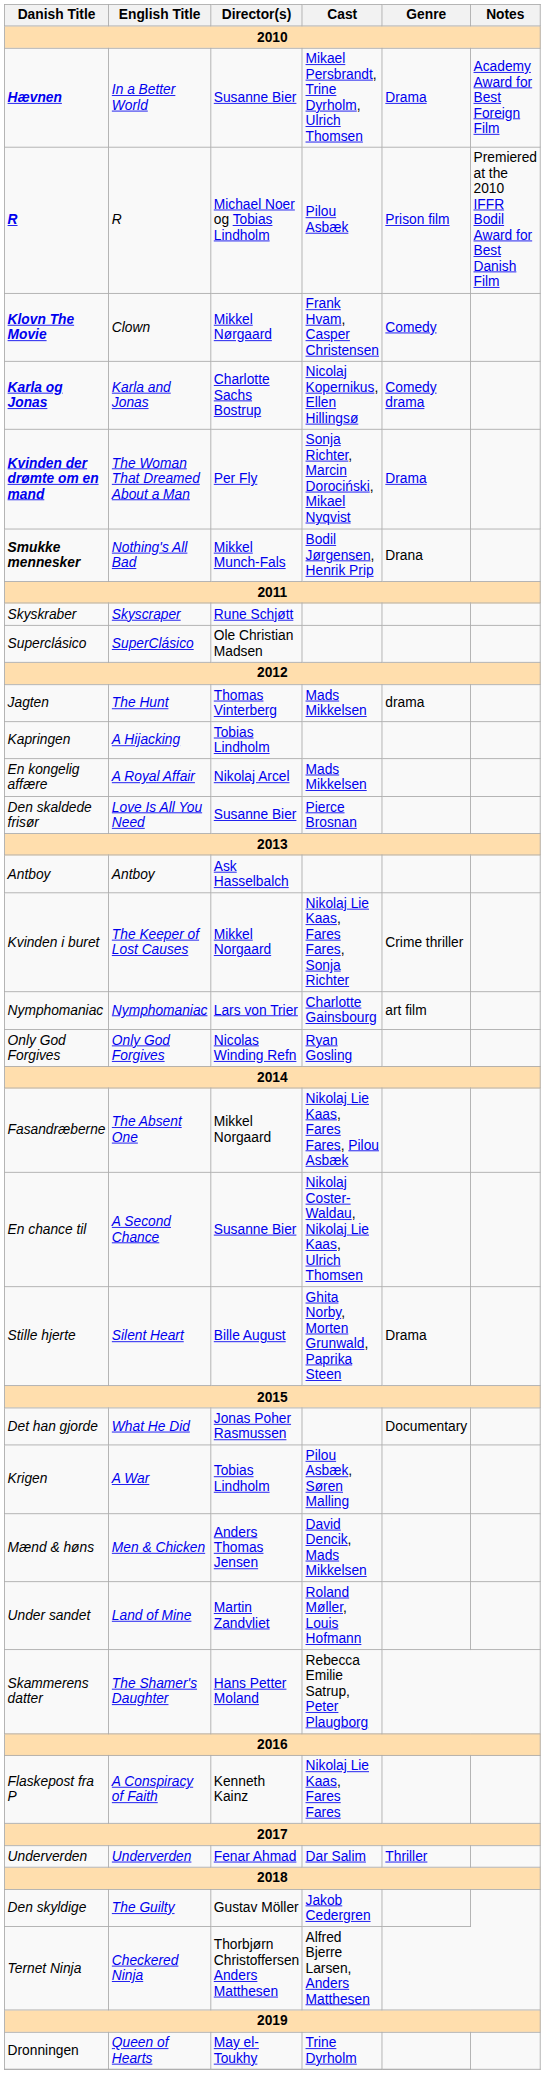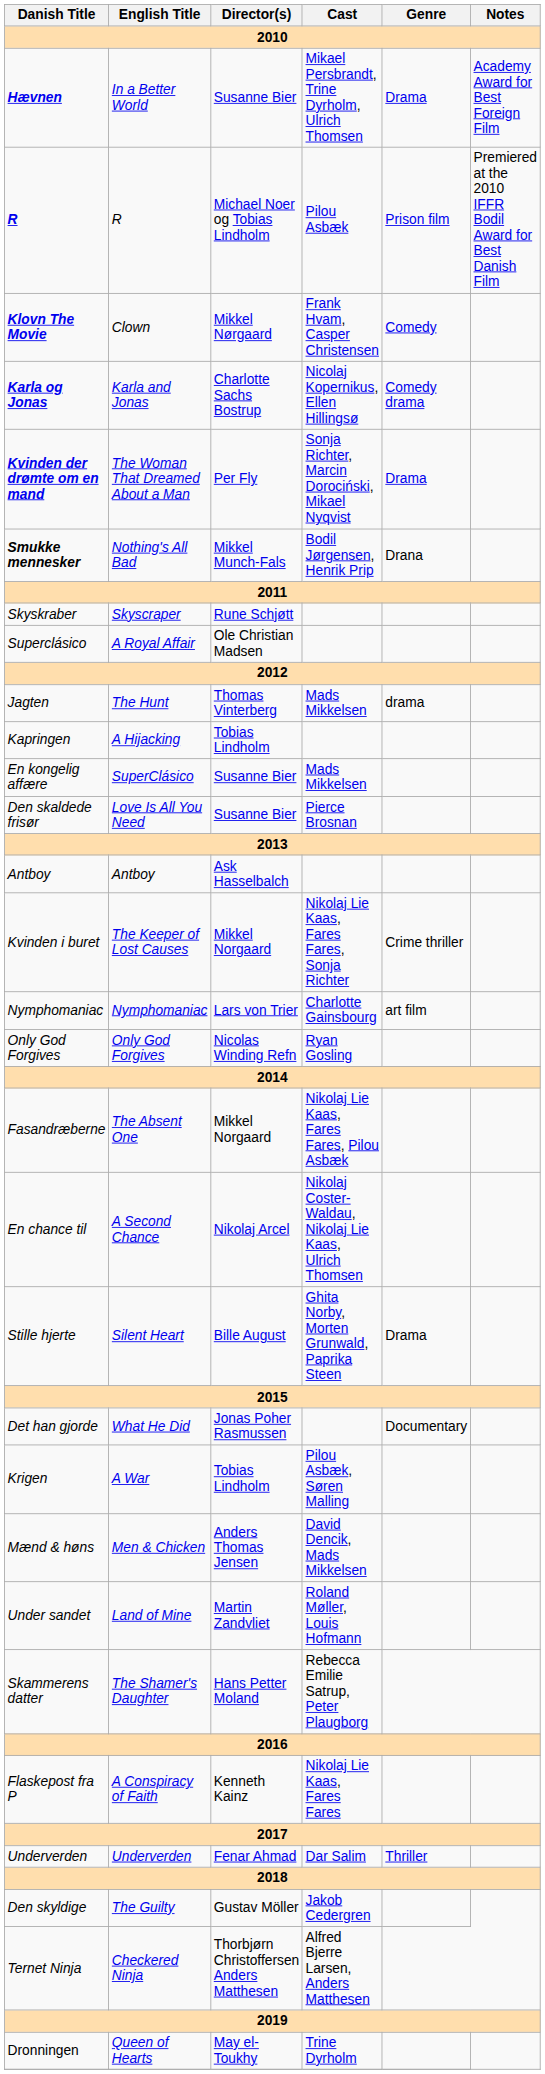(153, 643) SuperClásico -> (153, 643) A Royal Affair
(153, 777) A Royal Affair -> (153, 777) SuperClásico
(252, 777) Nikolaj Arcel -> (255, 777) Susanne Bier
(255, 1229) Susanne Bier -> (252, 1229) Nikolaj Arcel
